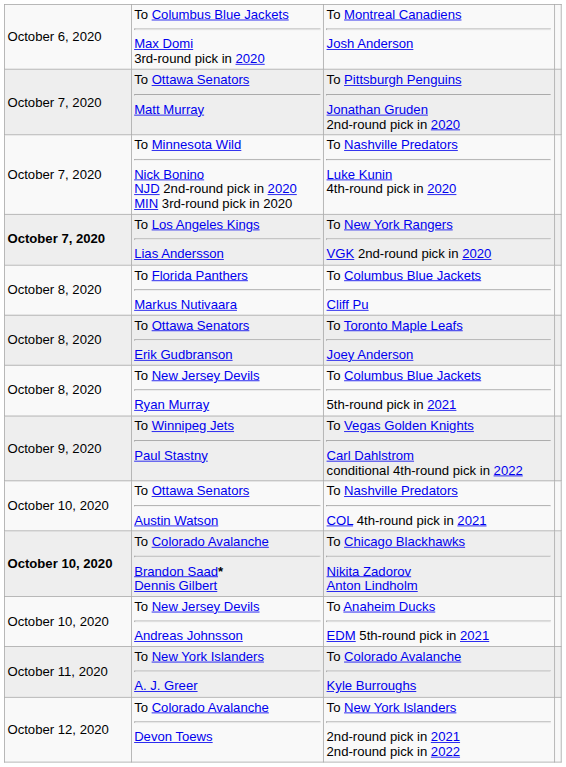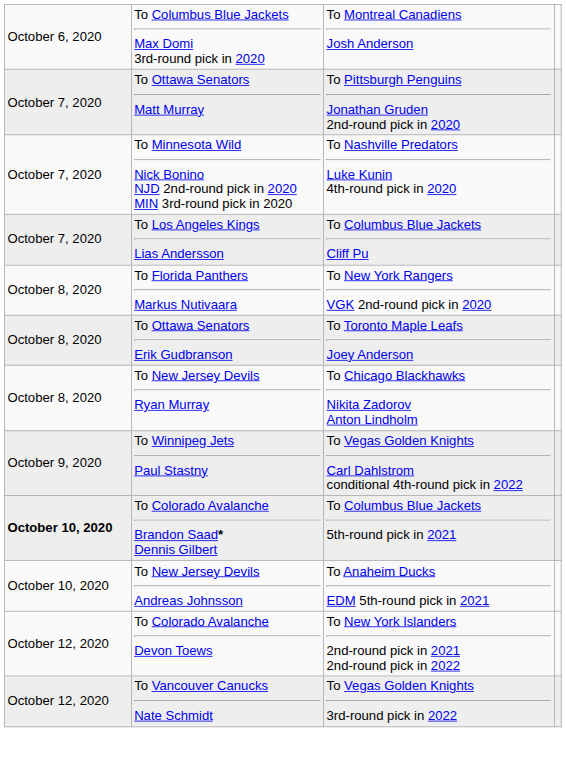(56, 239) bold -> (54, 239) normal
(439, 239) To New York Rangers VGK 2nd-round pick in 2020 -> (439, 239) To Columbus Blue Jackets Cliff Pu
(439, 290) To Columbus Blue Jackets Cliff Pu -> (439, 290) To New York Rangers VGK 2nd-round pick in 2020
(439, 390) To Columbus Blue Jackets 5th-round pick in 2021 -> (439, 398) To Chicago Blackhawks Nikita Zadorov Anton Lindholm
- row: (227, 506)
(439, 563) To Chicago Blackhawks Nikita Zadorov Anton Lindholm -> (439, 520) To Columbus Blue Jackets 5th-round pick in 2021
- row: (227, 671)
+ row: (227, 701)
